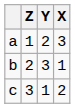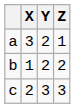columns swapped: (62, 17) <-> (29, 17)
(45, 66) 3 -> (45, 66) 2
(45, 91) 1 -> (45, 91) 3
